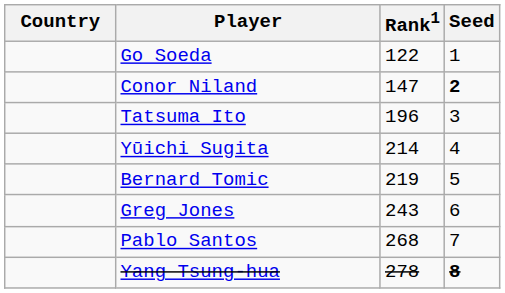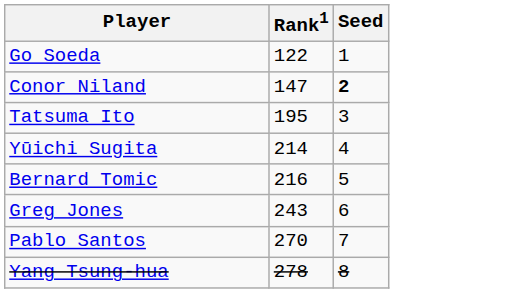- column: (60, 23)
(402, 118) 196 -> (291, 118) 195
(402, 180) 219 -> (291, 180) 216
(402, 242) 268 -> (291, 242) 270
(455, 273) bold -> (344, 273) normal
